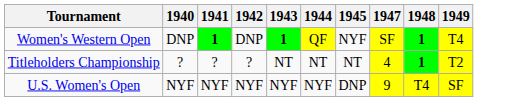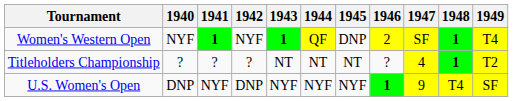+ column: (387, 16)
(180, 39) DNP -> (180, 39) NYF
(249, 39) DNP -> (249, 39) NYF
(353, 39) NYF -> (353, 39) DNP
(180, 85) NYF -> (180, 85) DNP
(249, 85) NYF -> (249, 85) DNP
(353, 85) DNP -> (353, 85) NYF
